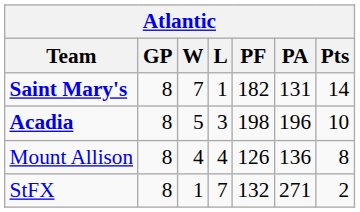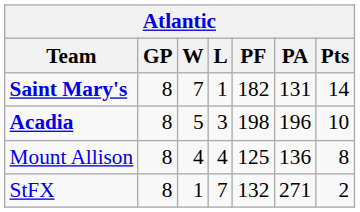(253, 156) 126 -> (253, 156) 125
